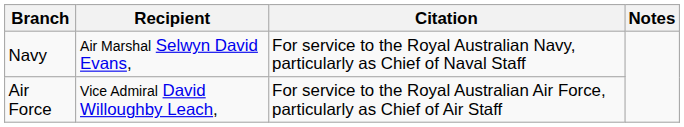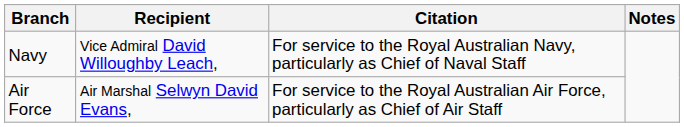(169, 54) Air Marshal Selwyn David Evans, -> (149, 54) Vice Admiral David Willoughby Leach,
(149, 100) Vice Admiral David Willoughby Leach, -> (169, 100) Air Marshal Selwyn David Evans,
